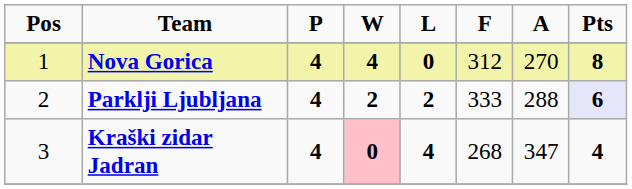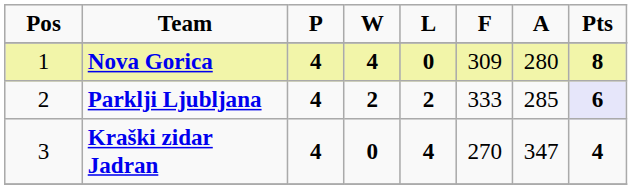(485, 61) 312 -> (485, 61) 309
(541, 61) 270 -> (541, 61) 280
(541, 99) 288 -> (541, 99) 285
(372, 151) pink background -> (372, 151) no background
(485, 151) 268 -> (485, 151) 270
